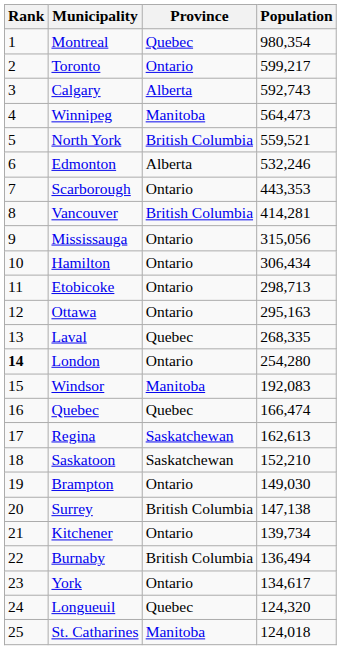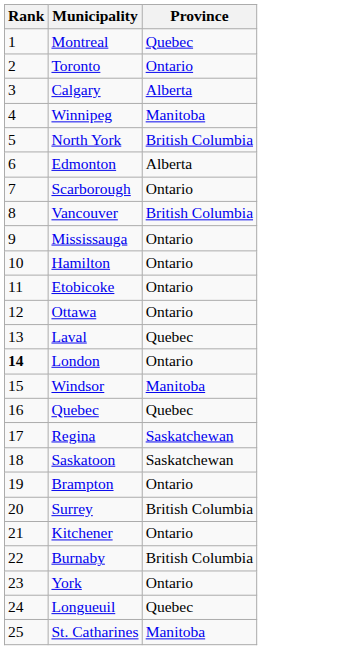- column: (296, 16)
